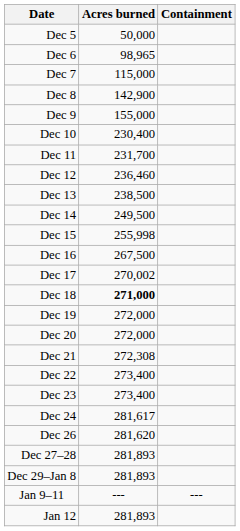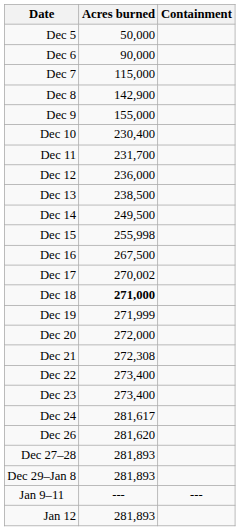(138, 54) 98,965 -> (138, 54) 90,000
(135, 174) 236,460 -> (135, 174) 236,000
(135, 315) 272,000 -> (135, 315) 271,999
